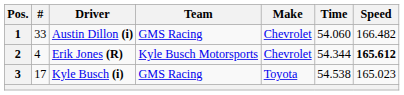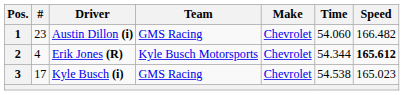(40, 34) 33 -> (40, 34) 23
(281, 74) Toyota -> (288, 74) Chevrolet
